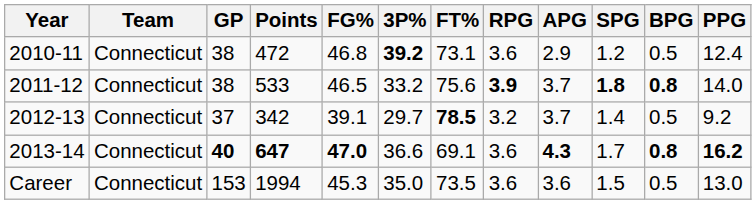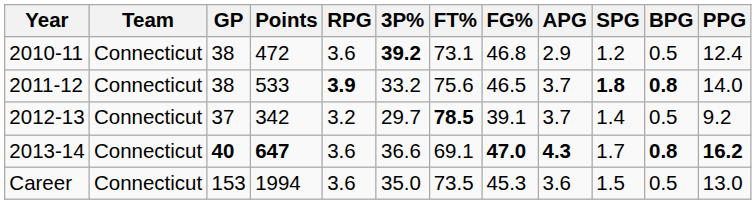columns swapped: (351, 20) <-> (511, 20)
